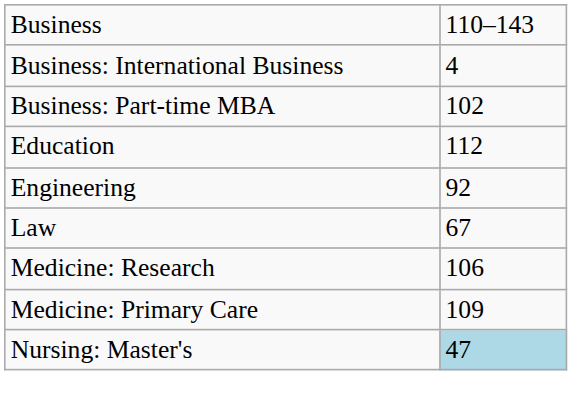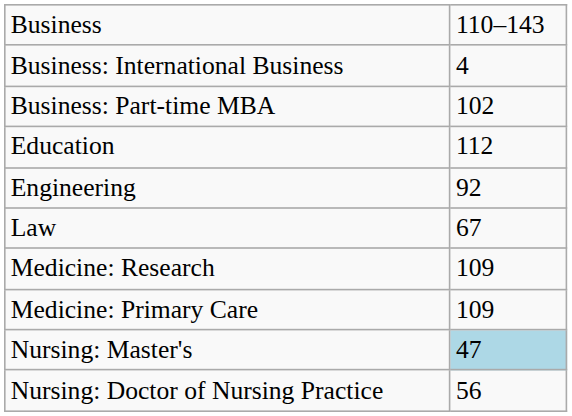(465, 268) 106 -> (475, 268) 109
+ row: (197, 390)
